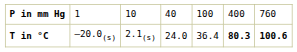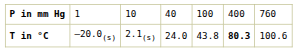(208, 35) 36.4 -> (208, 35) 43.8
(273, 35) bold -> (273, 35) normal
